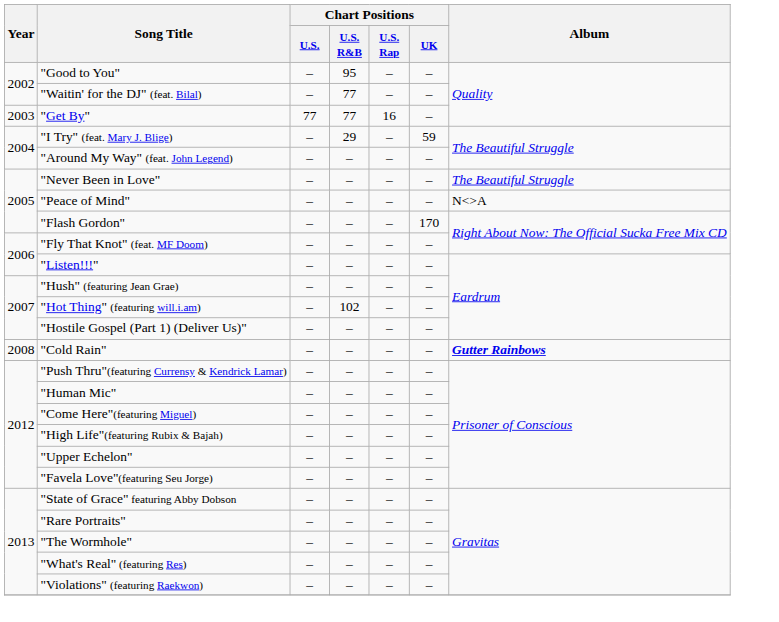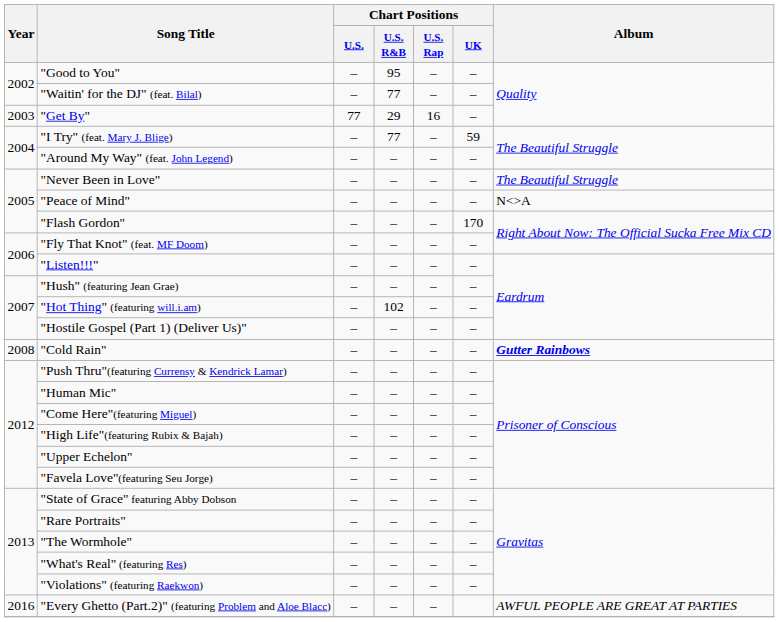(349, 115) 77 -> (394, 115) 29
(349, 136) 29 -> (394, 136) 77
+ row: (186, 605)
